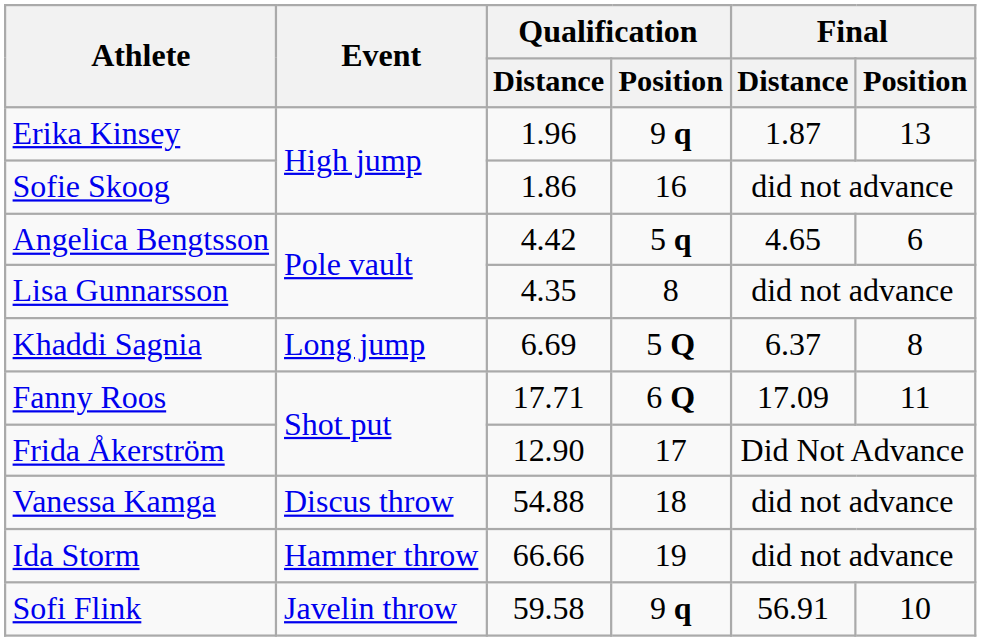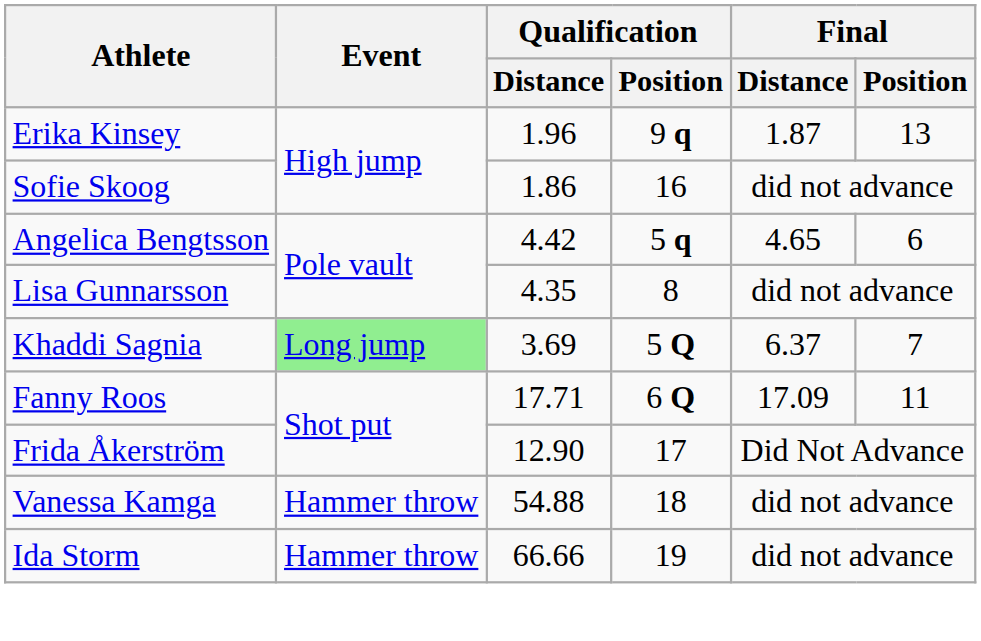(355, 344) no background -> (355, 344) lightgreen background
(549, 344) 6.69 -> (549, 344) 3.69
(915, 344) 8 -> (915, 344) 7
(369, 502) Discus throw -> (381, 502) Hammer throw
- row: (77, 608)
